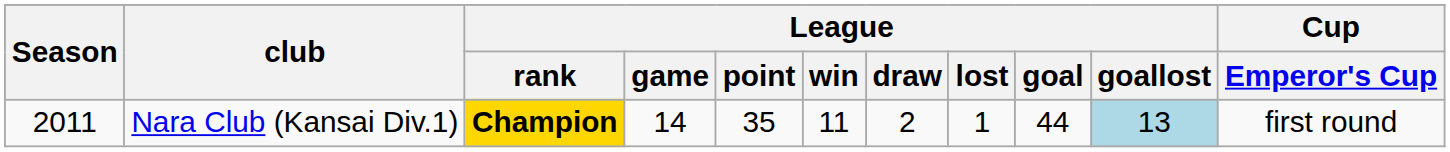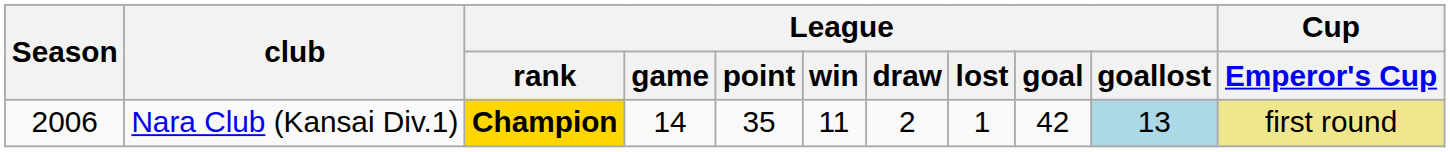(65, 122) 2011 -> (65, 122) 2006
(1053, 122) 44 -> (1053, 122) 42
(1331, 122) no background -> (1331, 122) khaki background
